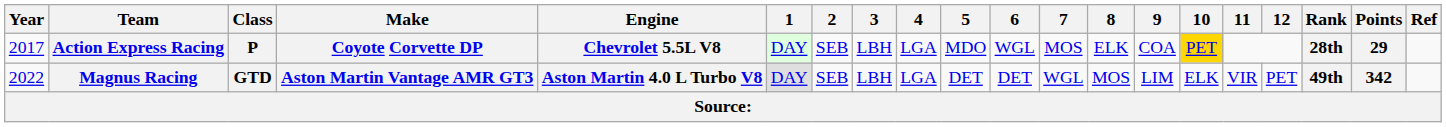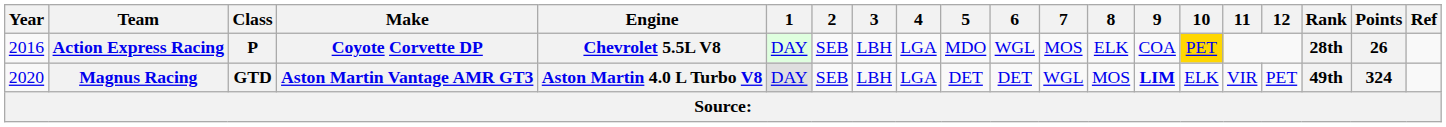(27, 47) 2017 -> (27, 47) 2016
(1379, 47) 29 -> (1379, 47) 26
(27, 77) 2022 -> (27, 77) 2020
(1157, 77) normal -> (1157, 77) bold
(1379, 77) 342 -> (1379, 77) 324
